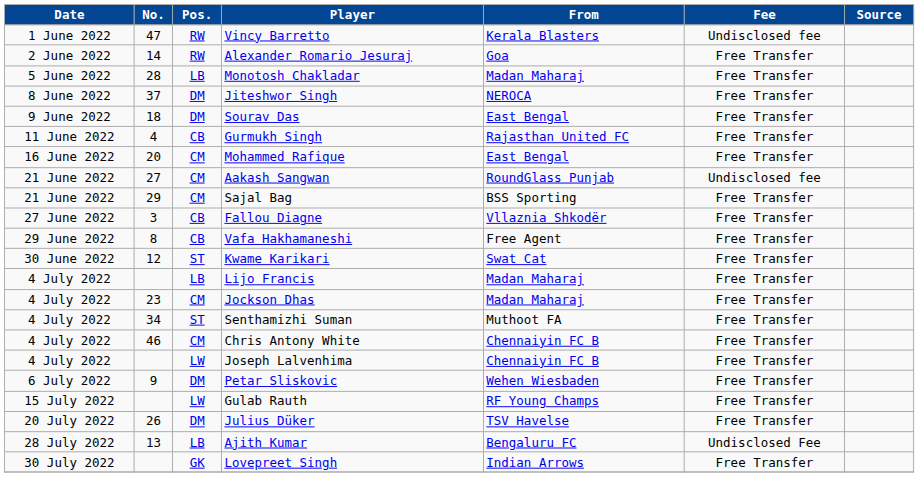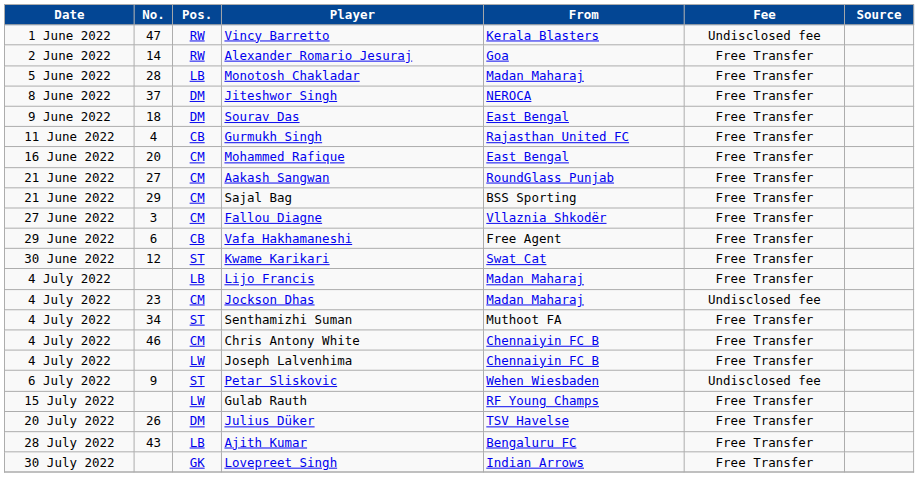(764, 177) Undisclosed fee -> (764, 177) Free Transfer
(197, 218) CB -> (197, 218) CM
(154, 238) 8 -> (154, 238) 6
(764, 299) Free Transfer -> (764, 299) Undisclosed fee
(197, 381) DM -> (197, 381) ST
(764, 381) Free Transfer -> (764, 381) Undisclosed fee
(154, 442) 13 -> (154, 442) 43
(764, 442) Undisclosed Fee -> (764, 442) Free Transfer
